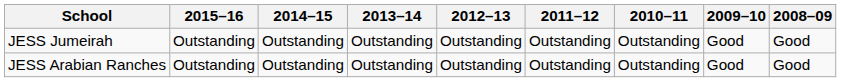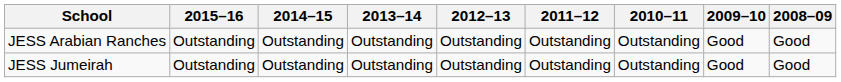rows swapped: (60, 40) <-> (87, 64)
